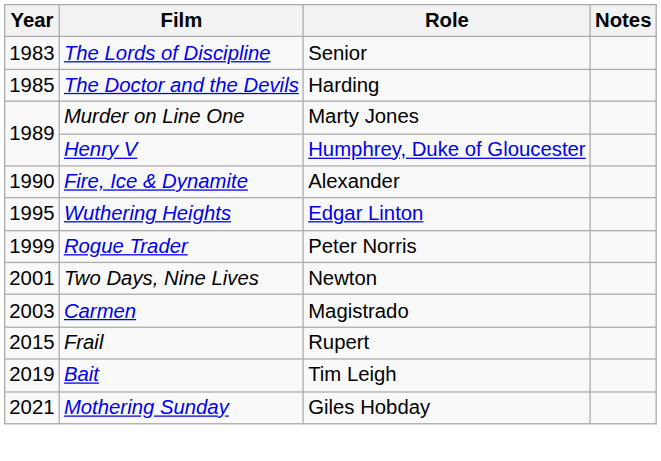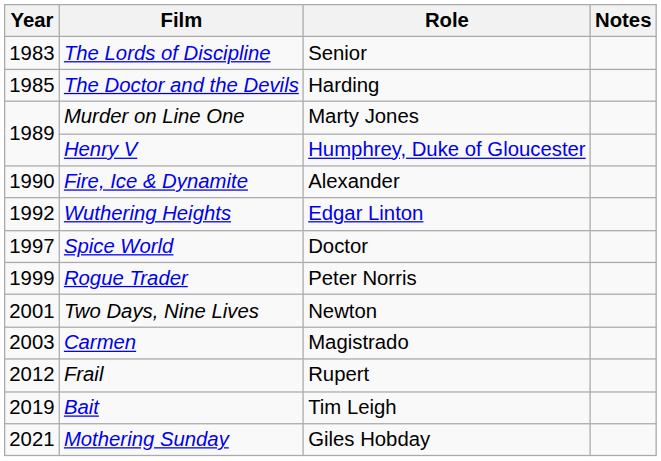(32, 213) 1995 -> (32, 213) 1992
+ row: (119, 246)
(32, 342) 2015 -> (32, 375) 2012
